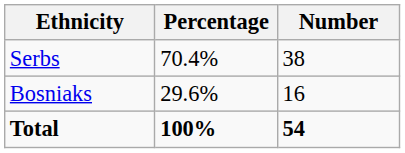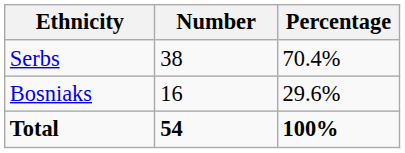columns swapped: (339, 22) <-> (216, 22)
